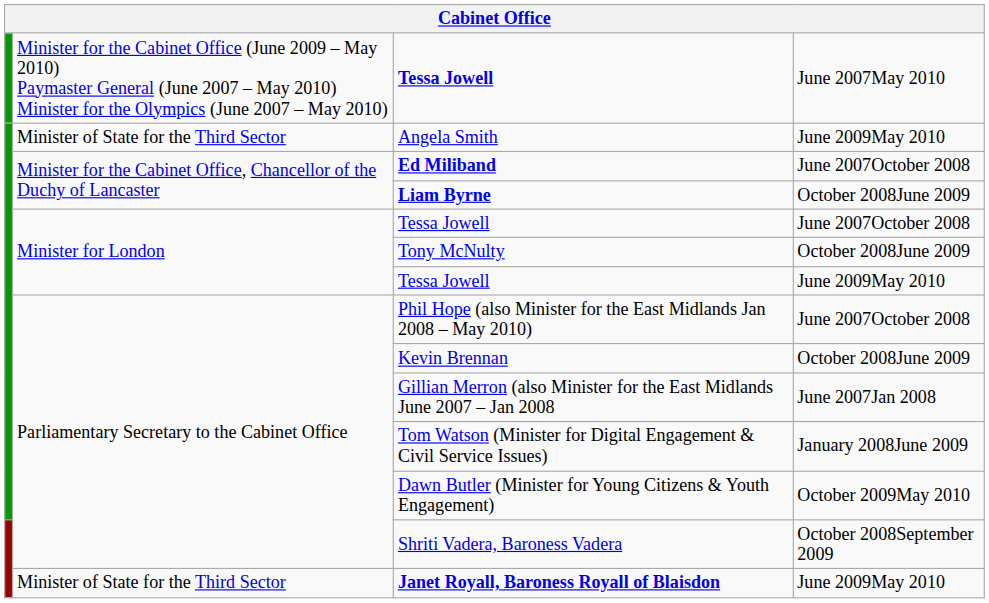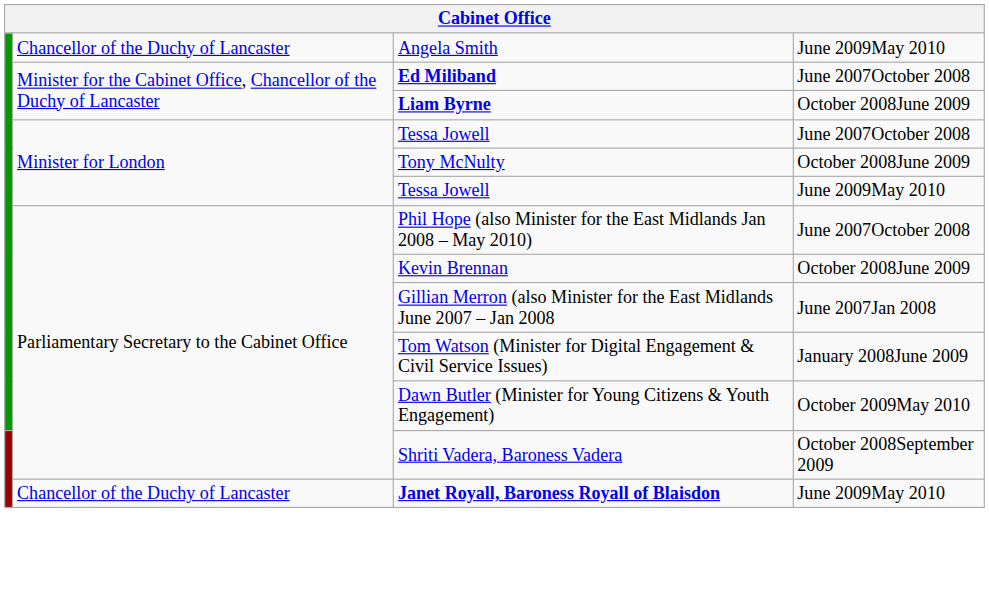- row: (446, 78)
(151, 137) Minister of State for the Third Sector -> (153, 47) Chancellor of the Duchy of Lancaster
(151, 582) Minister of State for the Third Sector -> (153, 493) Chancellor of the Duchy of Lancaster
